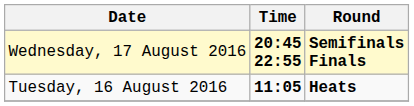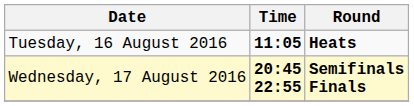rows swapped: (118, 88) <-> (127, 53)
